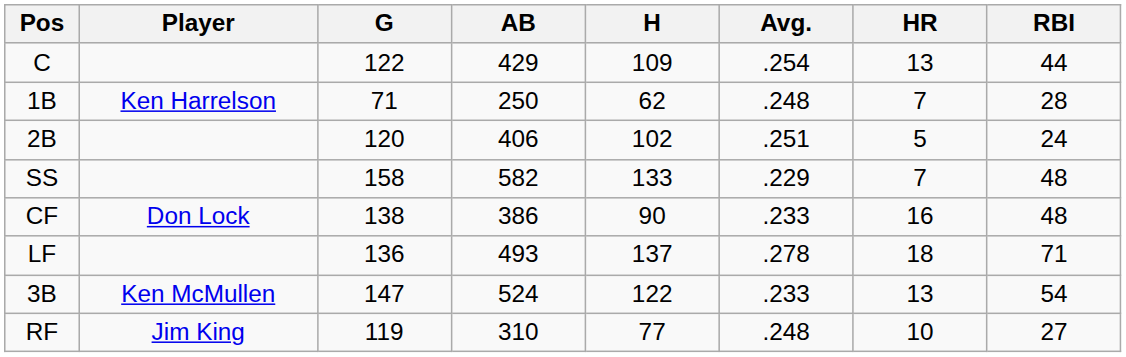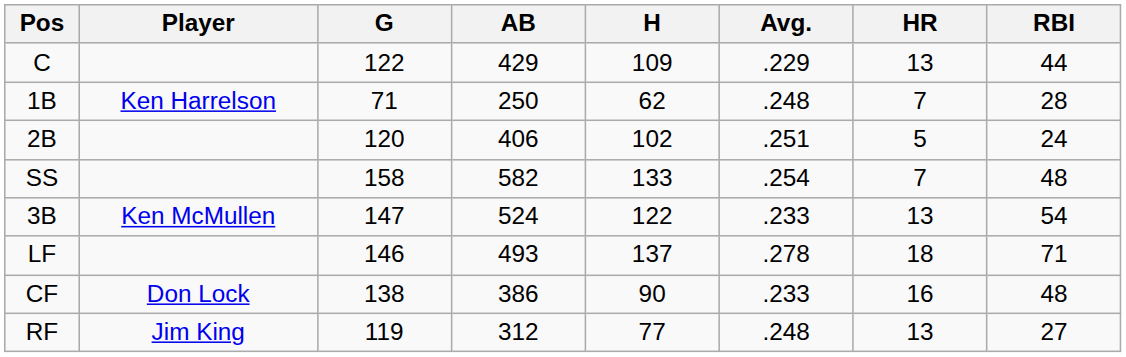(786, 62) .254 -> (786, 62) .229
(786, 178) .229 -> (786, 178) .254
rows swapped: (42, 293) <-> (42, 216)
(384, 255) 136 -> (384, 255) 146
(518, 332) 310 -> (518, 332) 312
(920, 332) 10 -> (920, 332) 13
